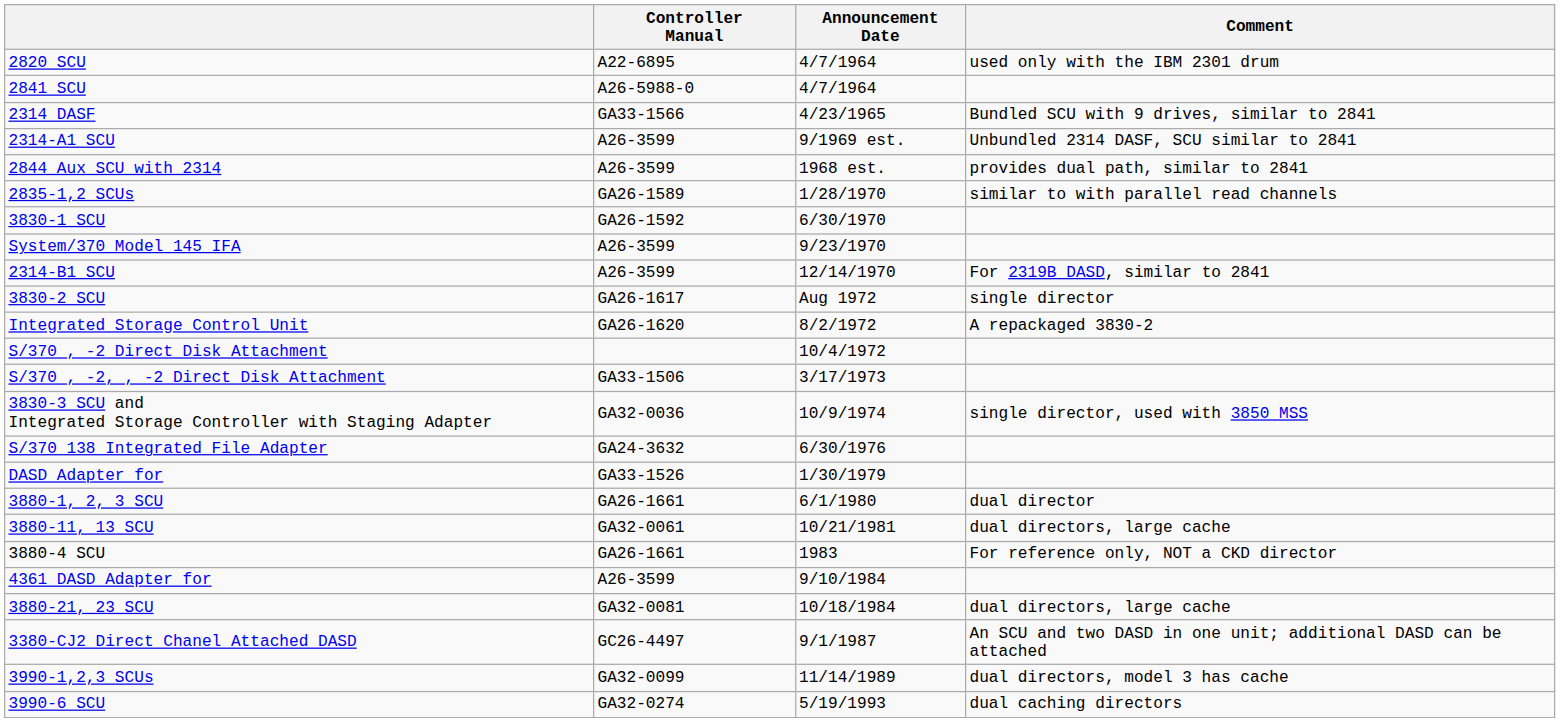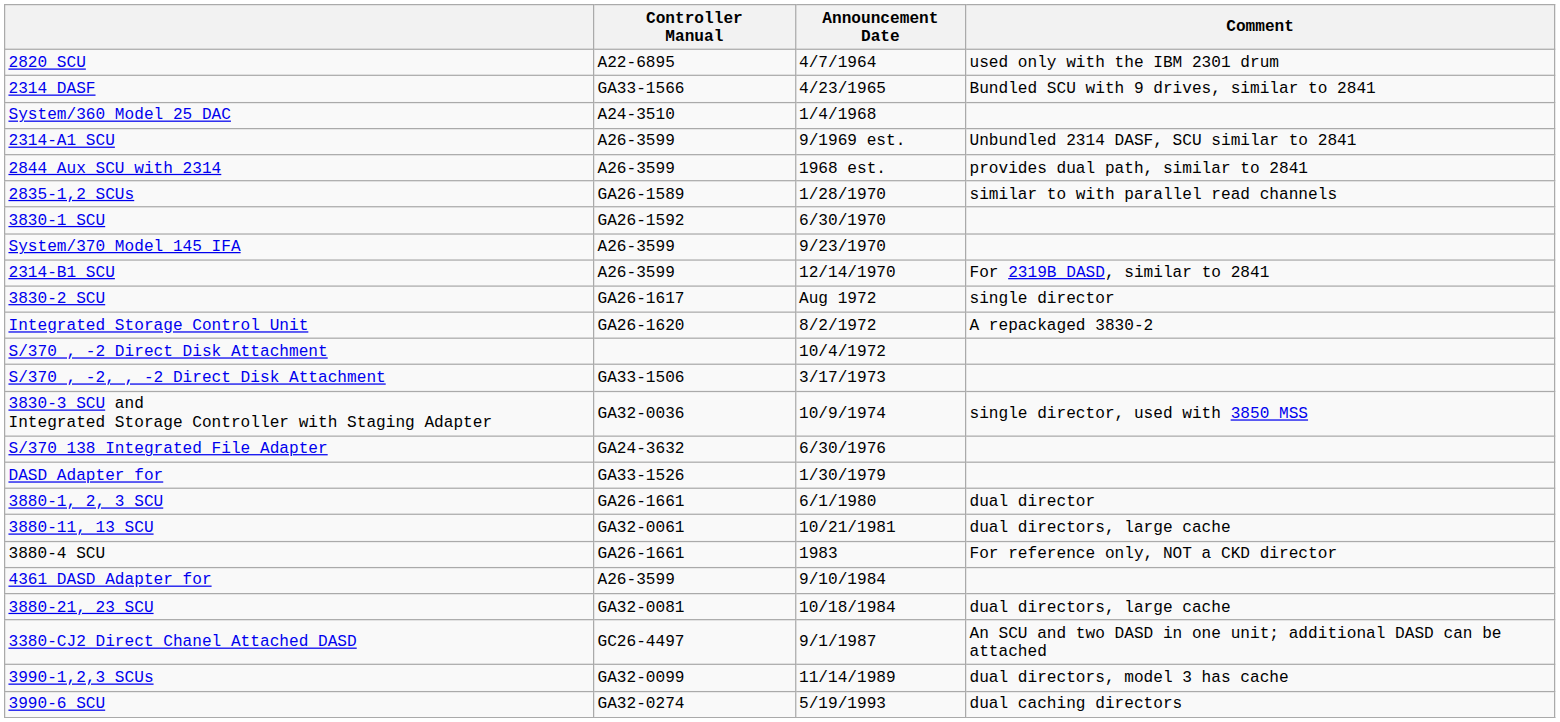- row: (47, 89)
+ row: (120, 115)
